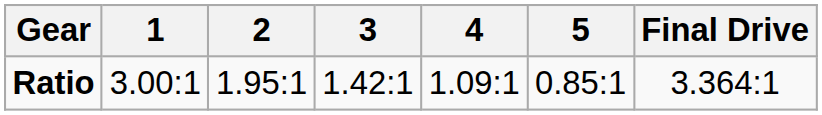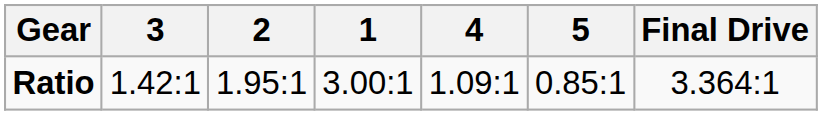columns swapped: (155, 30) <-> (368, 30)
